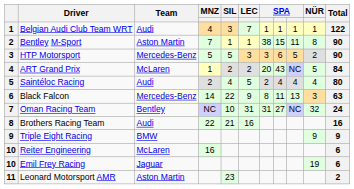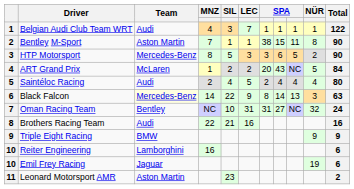(210, 55) 5 -> (210, 55) 8
(280, 96) 11 -> (280, 96) 14
(153, 150) McLaren -> (160, 150) Lamborghini
